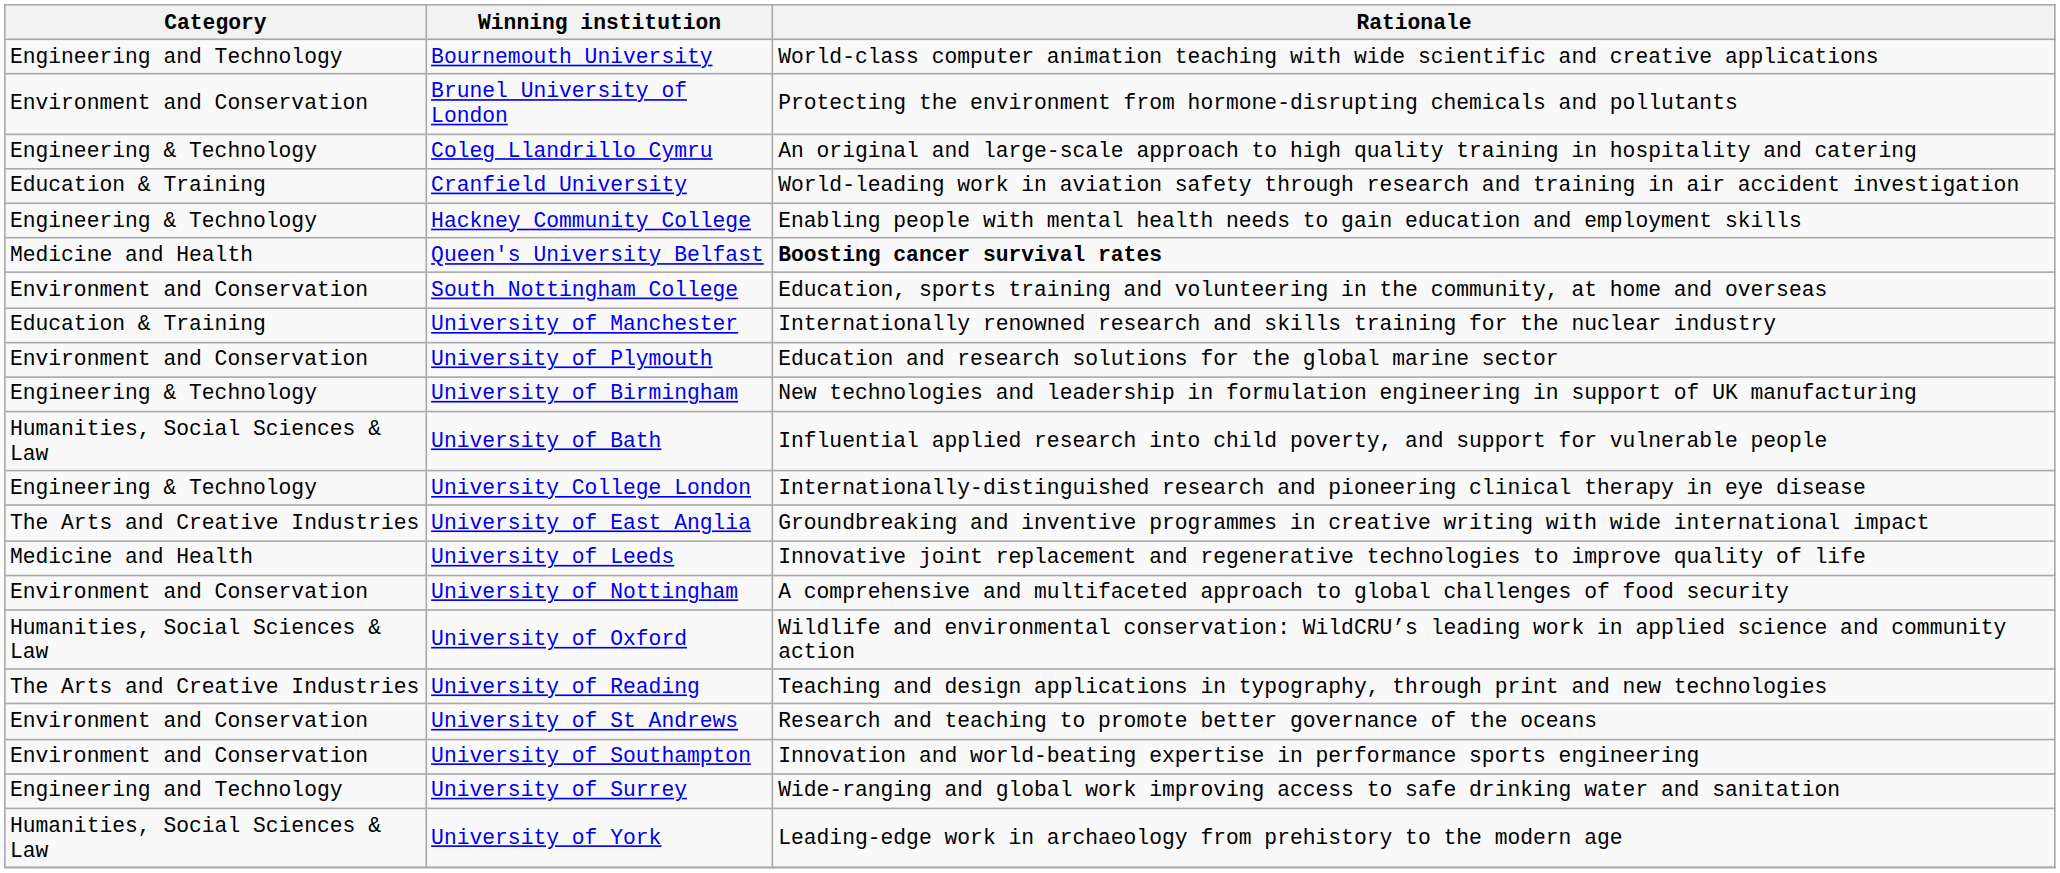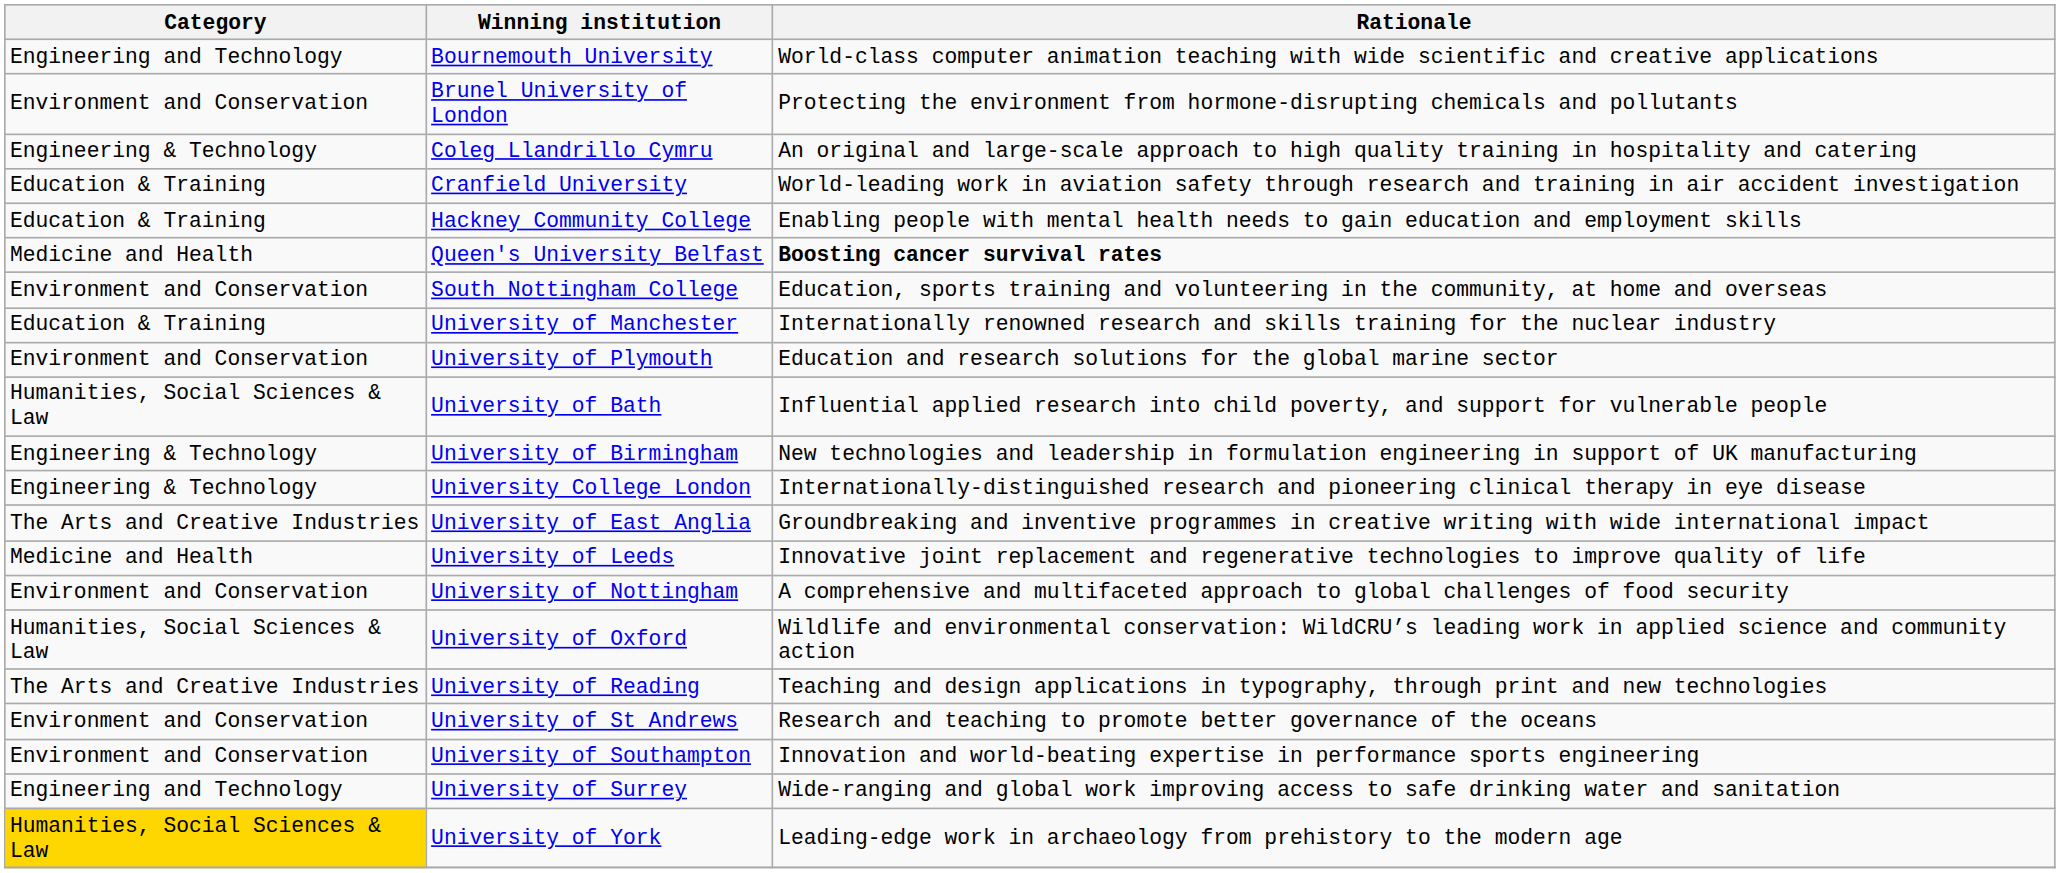(163, 221) Engineering & Technology -> (138, 221) Education & Training
rows swapped: (546, 441) <-> (585, 394)
(195, 838) no background -> (195, 838) gold background
